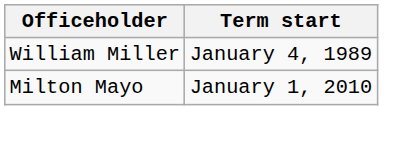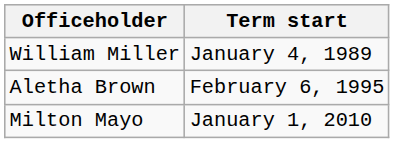+ row: (83, 87)
